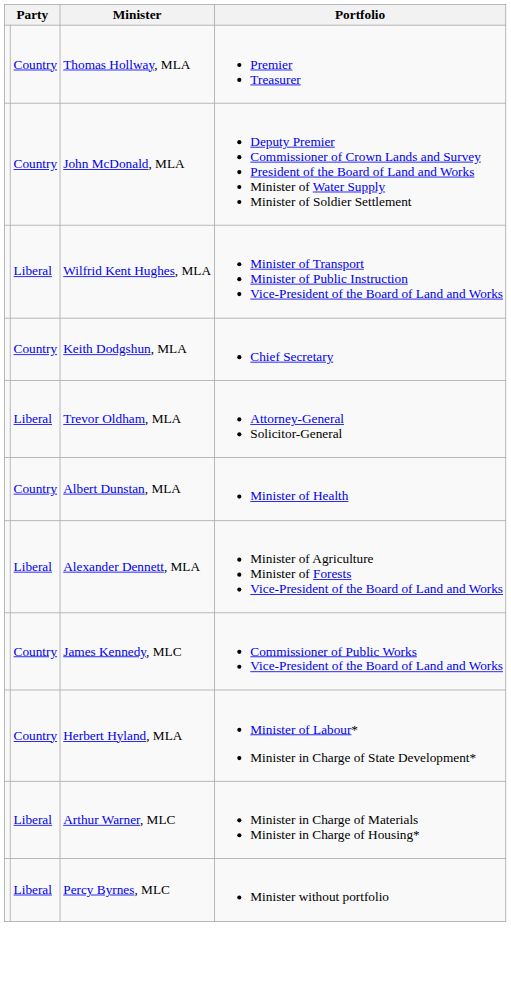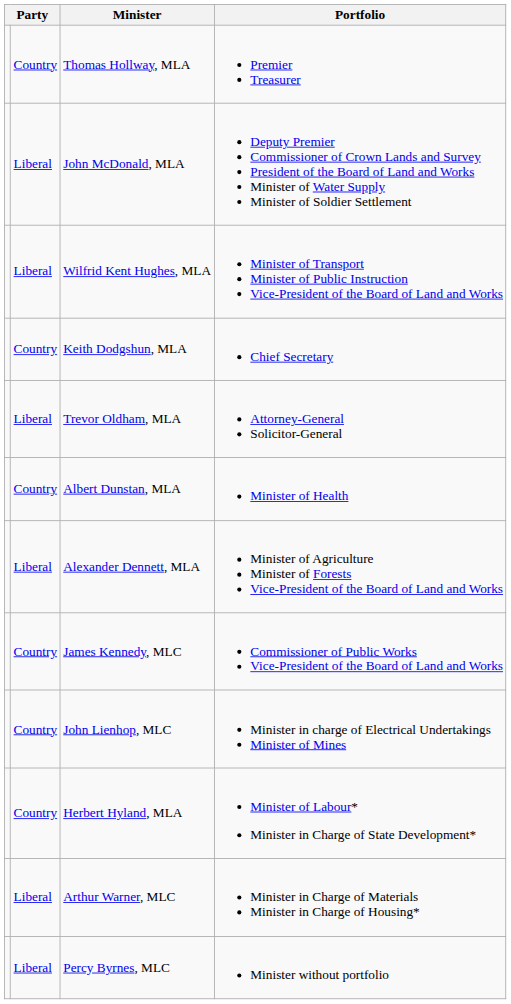(35, 164) Country -> (33, 164) Liberal
+ row: (117, 729)
